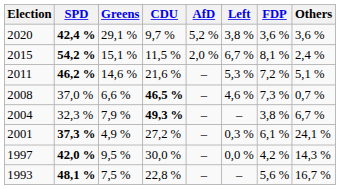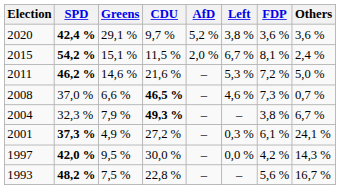(310, 74) 5,1 % -> (310, 74) 5,0 %
(76, 174) 48,1 % -> (76, 174) 48,2 %
